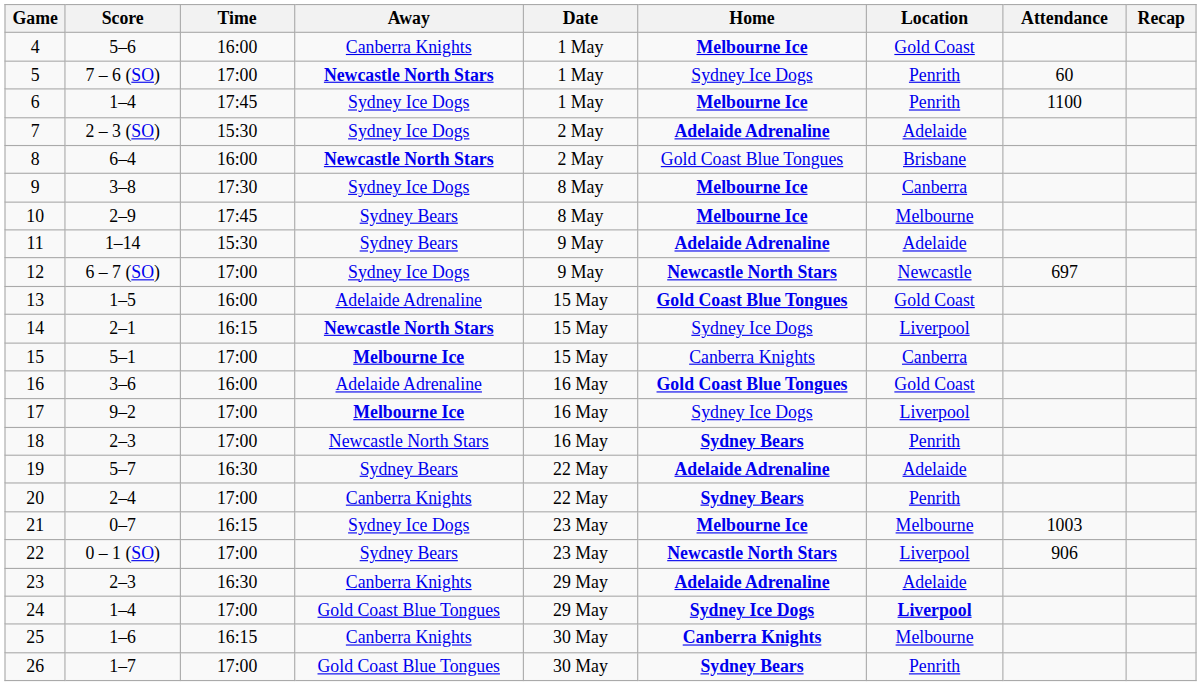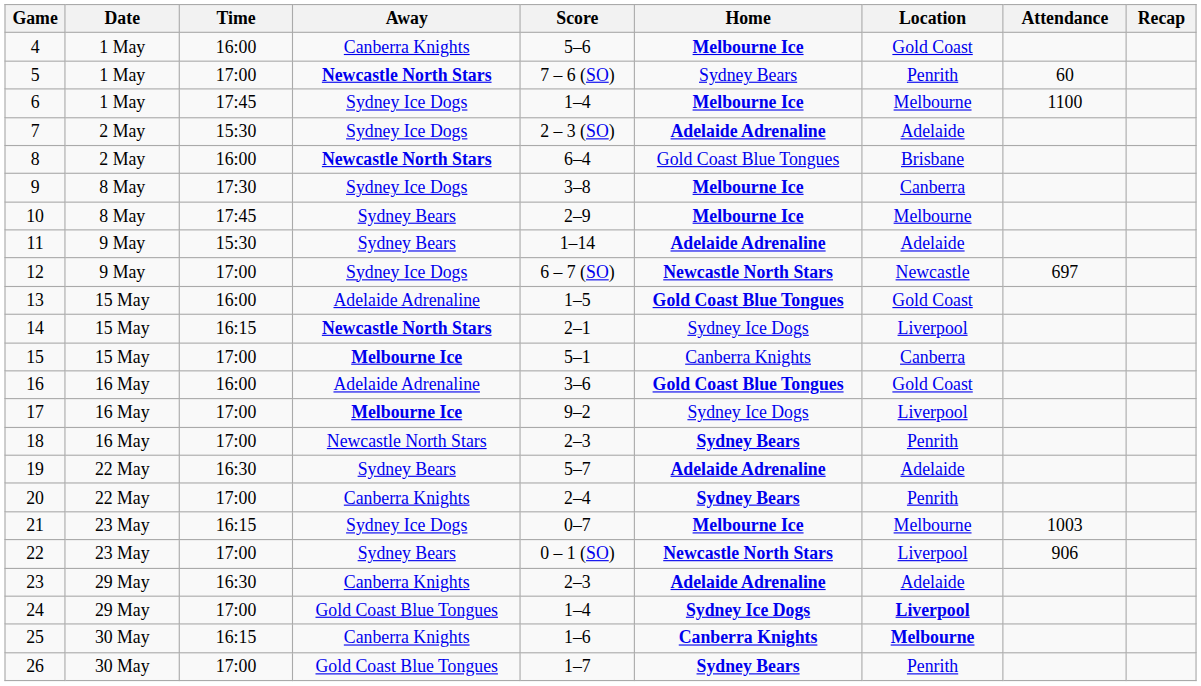columns swapped: (580, 18) <-> (123, 18)
(752, 74) Sydney Ice Dogs -> (748, 74) Sydney Bears
(935, 103) Penrith -> (933, 103) Melbourne
(935, 638) normal -> (933, 638) bold
